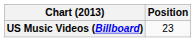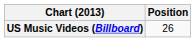(168, 28) 23 -> (168, 28) 26
